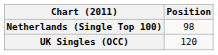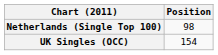(189, 42) 120 -> (189, 42) 154
